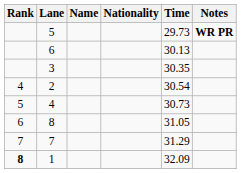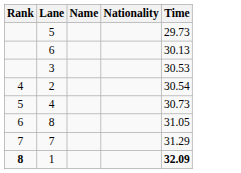- column: (214, 13)
(177, 68) 30.35 -> (177, 68) 30.53
(177, 159) normal -> (177, 159) bold
